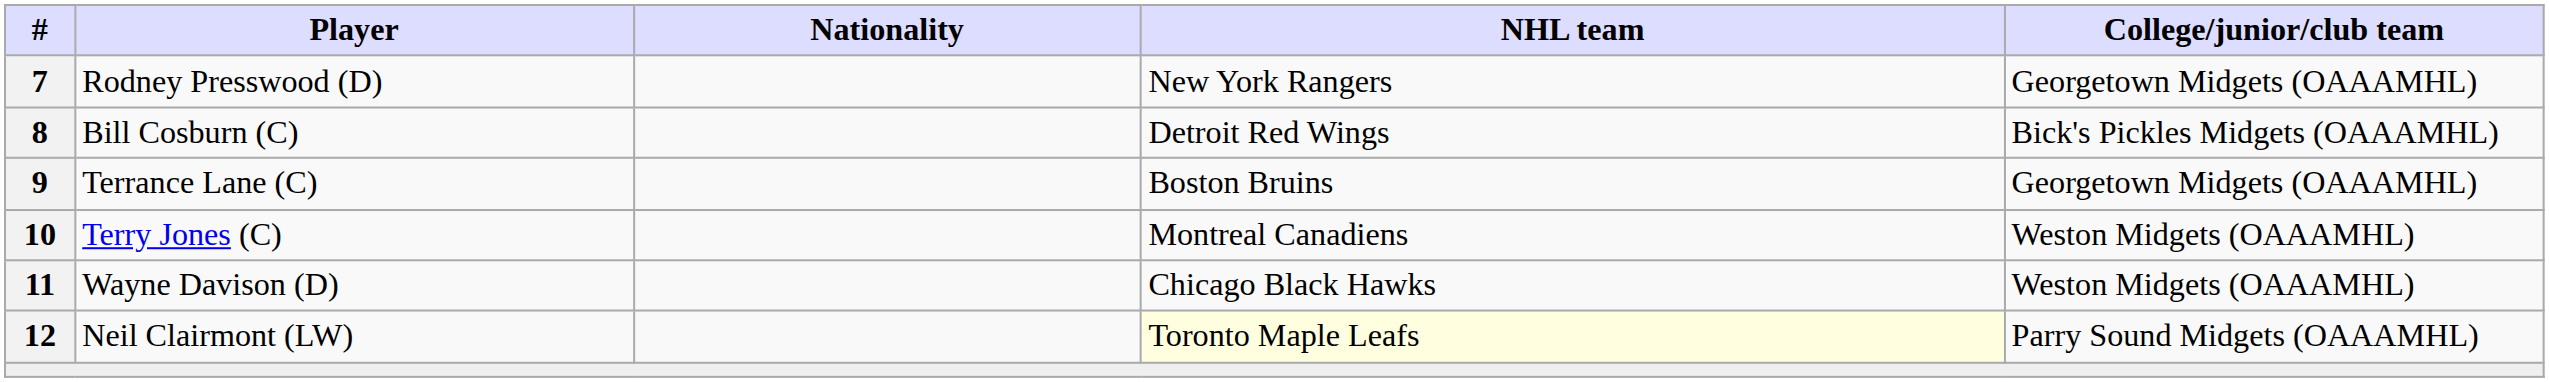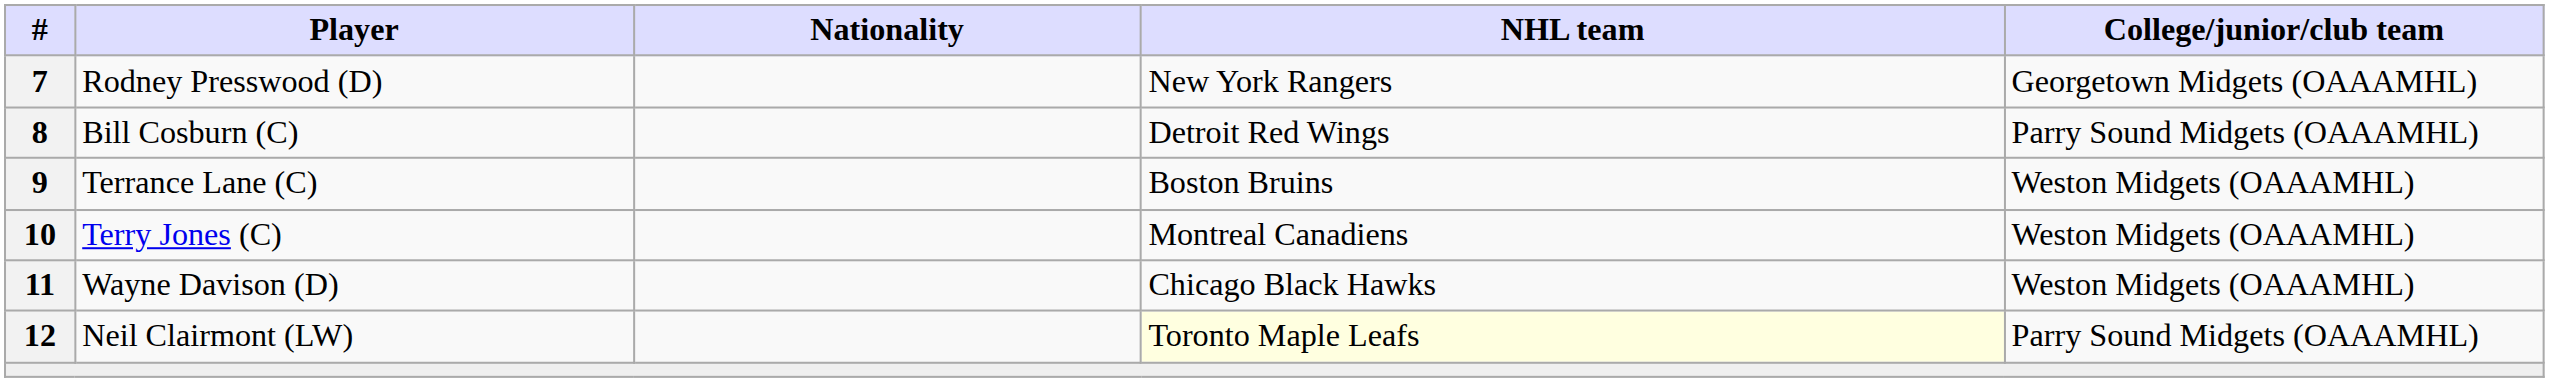(2255, 132) Bick's Pickles Midgets (OAAAMHL) -> (2245, 132) Parry Sound Midgets (OAAAMHL)
(2244, 183) Georgetown Midgets (OAAAMHL) -> (2213, 183) Weston Midgets (OAAAMHL)
